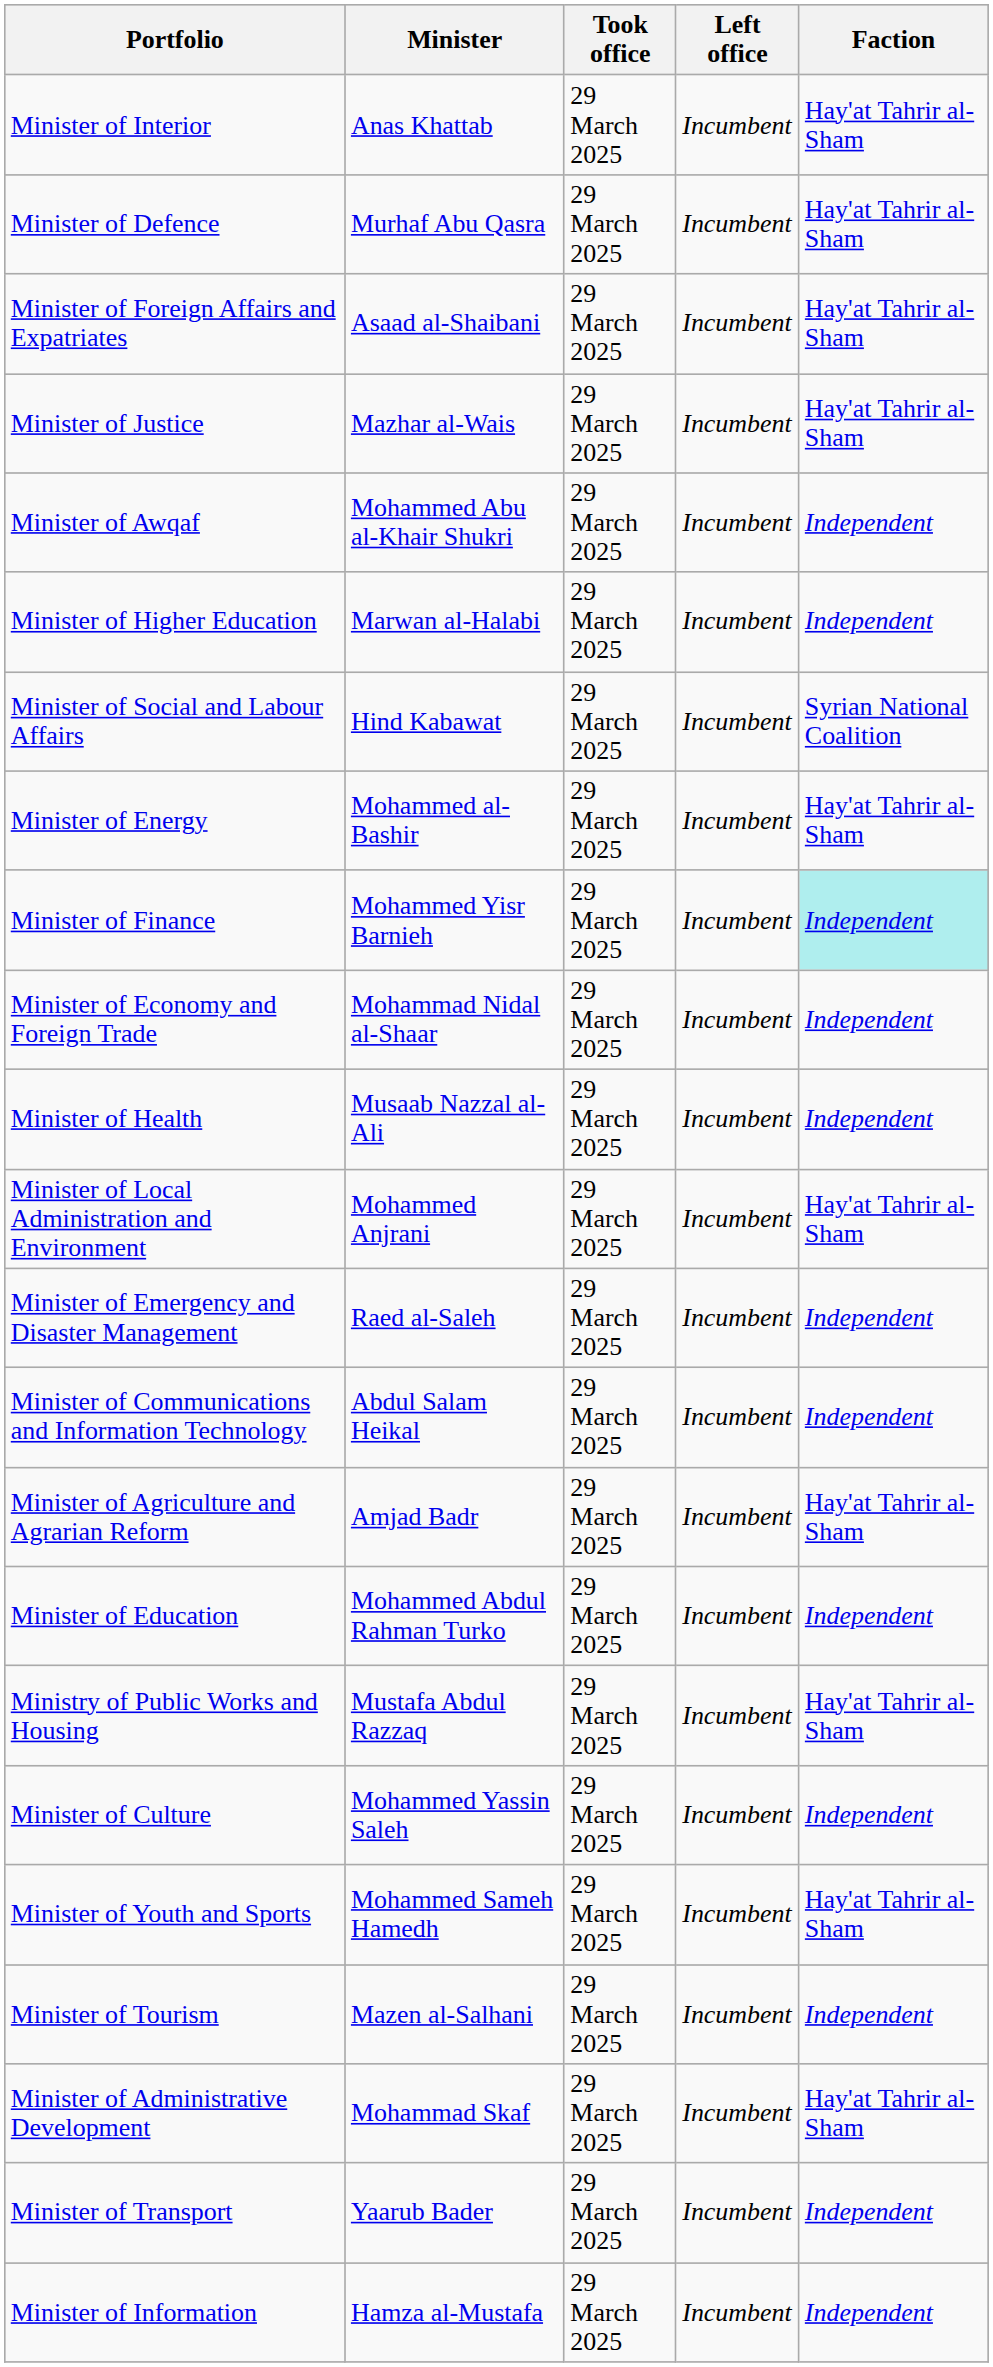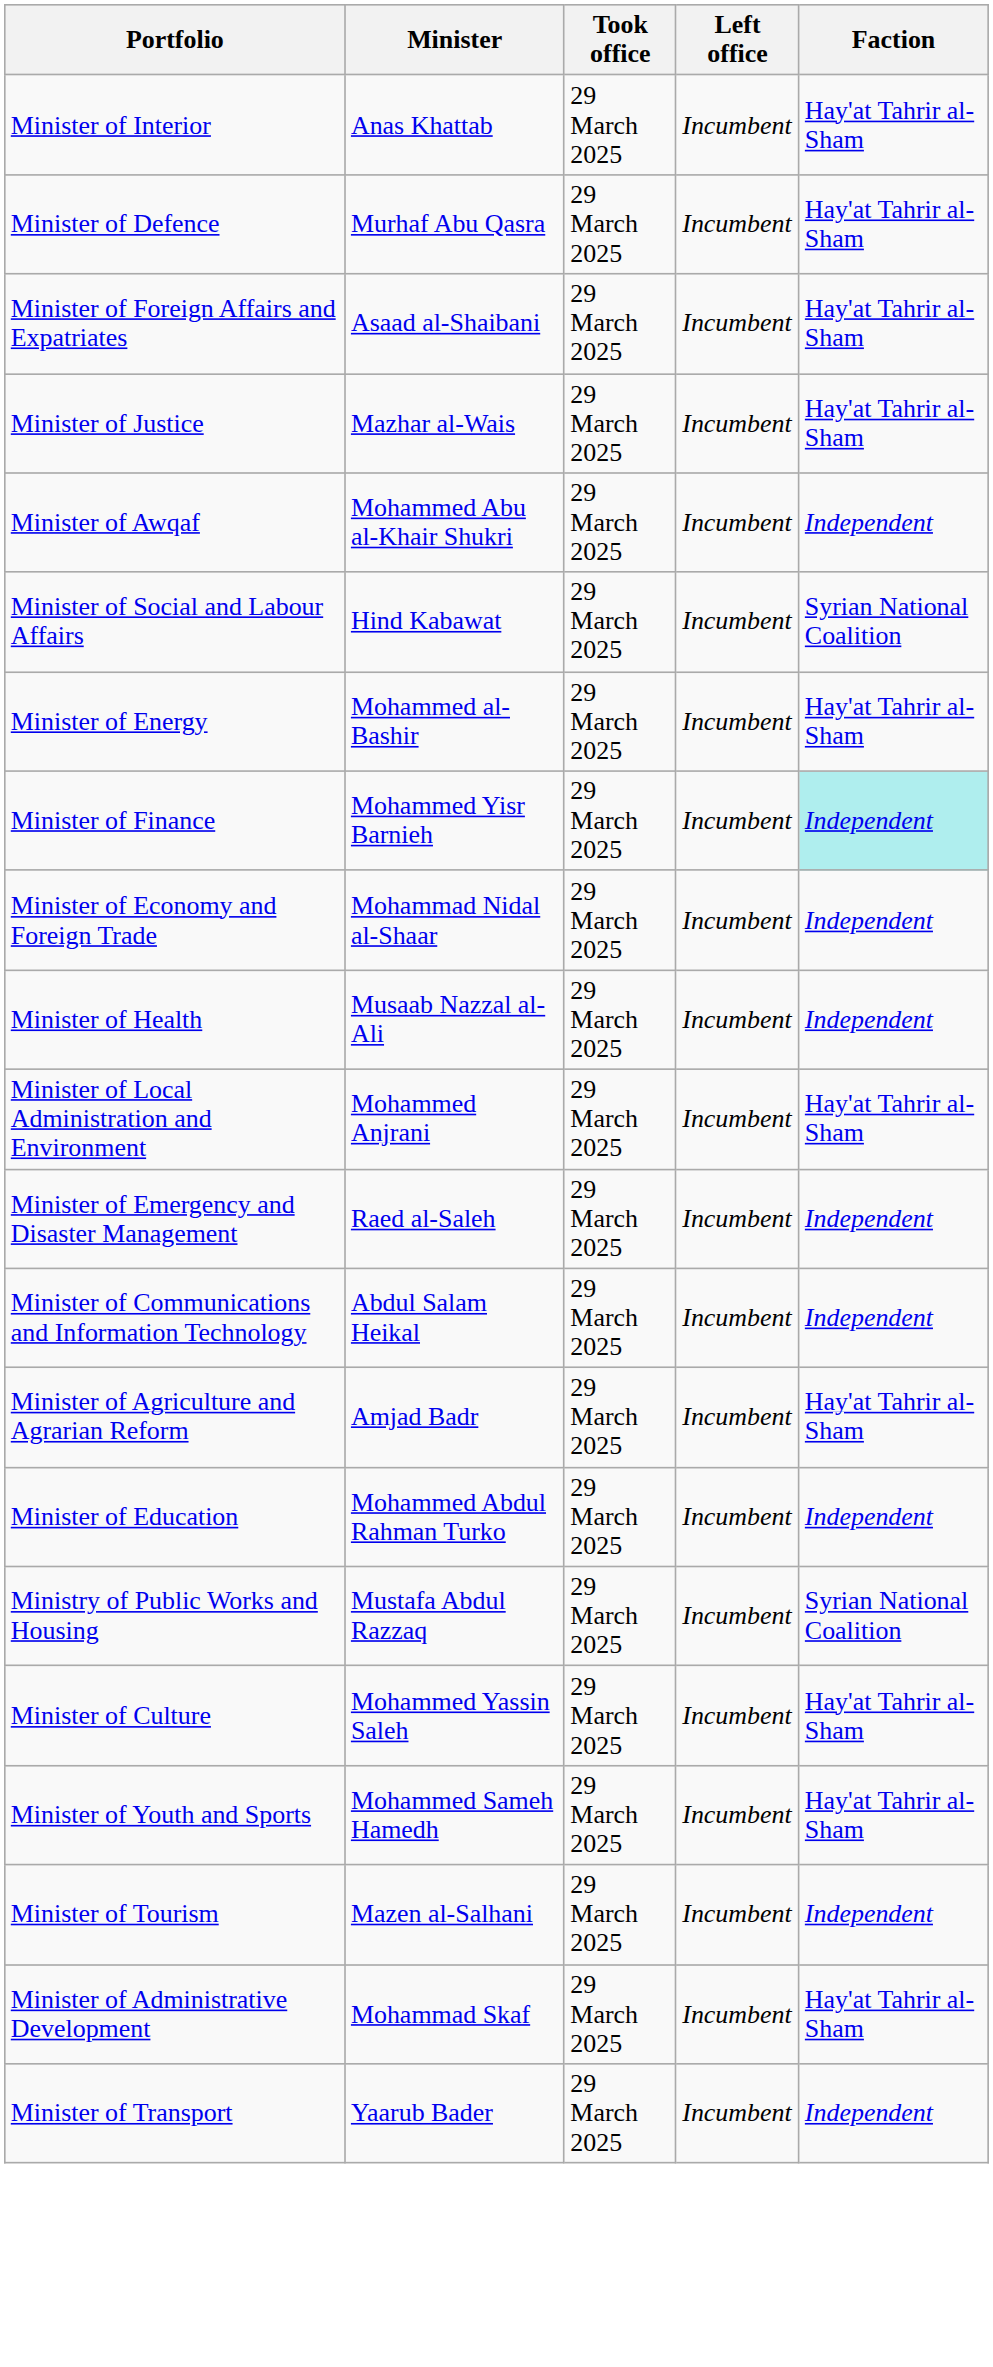- row: (164, 621)
(890, 1715) Hay'at Tahrir al-Sham -> (887, 1615) Syrian National Coalition
(869, 1814) Independent -> (890, 1715) Hay'at Tahrir al-Sham
- row: (134, 2311)
